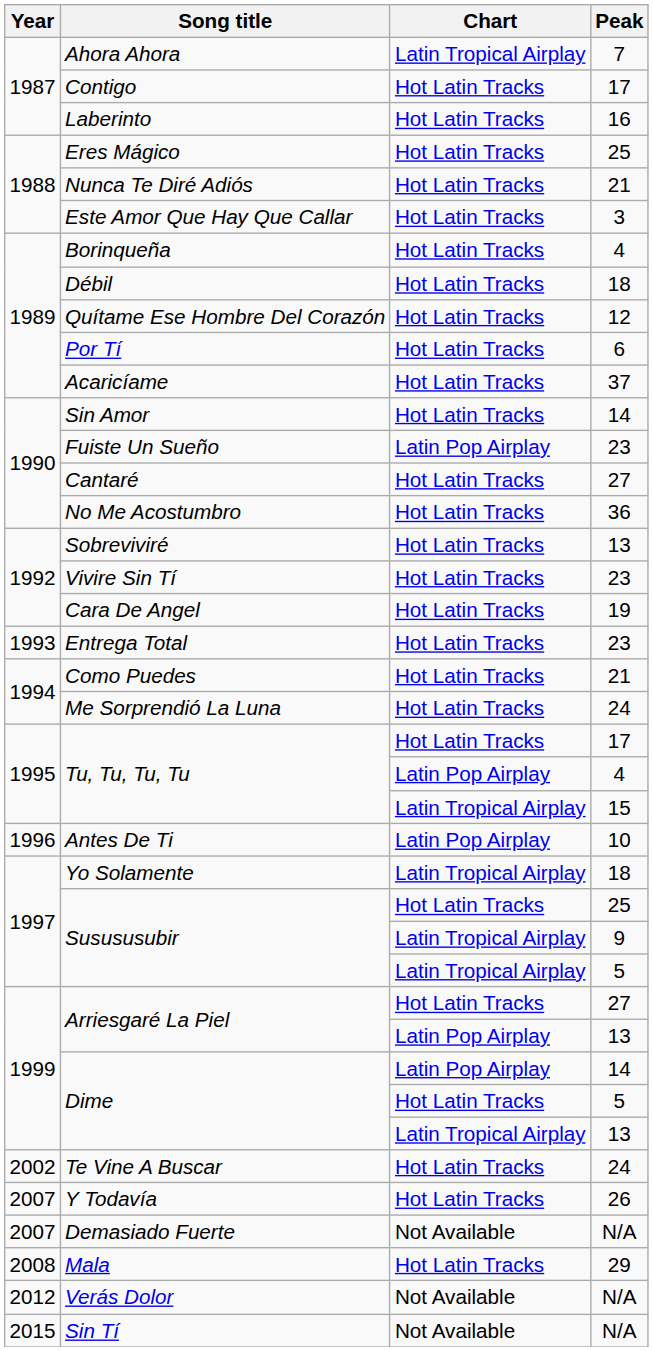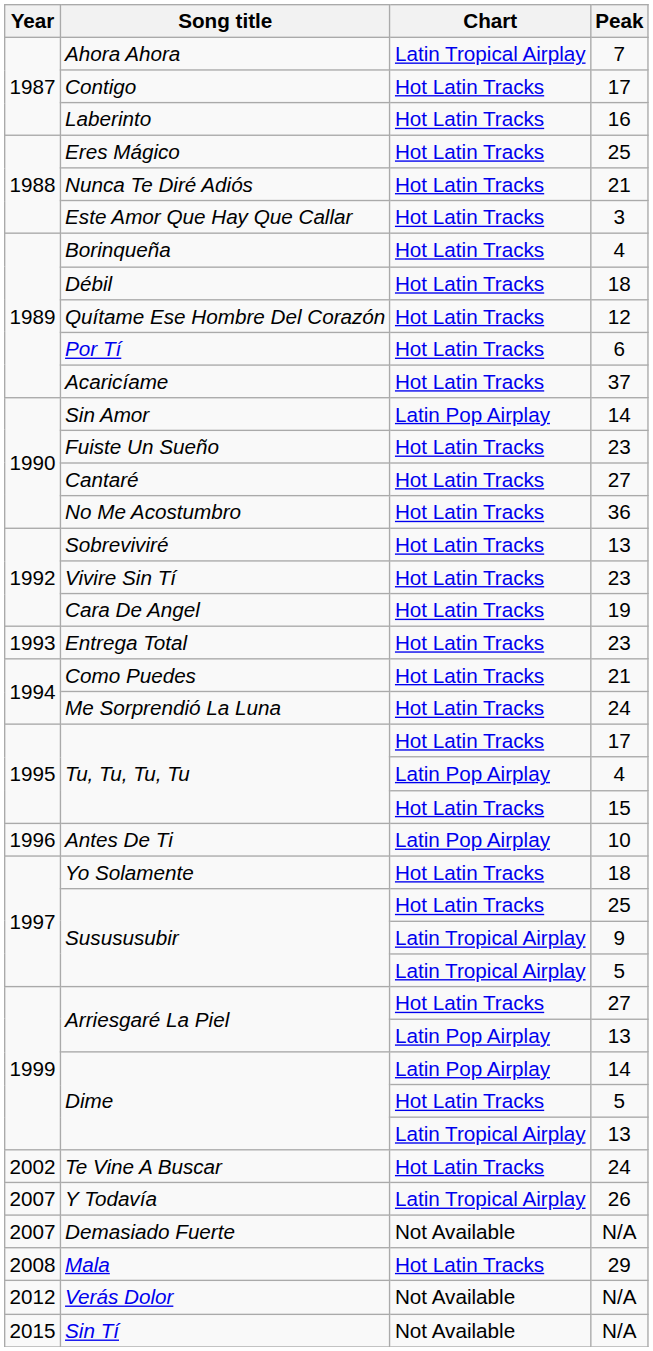(470, 414) Hot Latin Tracks -> (472, 414) Latin Pop Airplay
(472, 447) Latin Pop Airplay -> (470, 447) Hot Latin Tracks
(490, 807) Latin Tropical Airplay -> (470, 807) Hot Latin Tracks
(490, 872) Latin Tropical Airplay -> (470, 872) Hot Latin Tracks
(470, 1199) Hot Latin Tracks -> (490, 1199) Latin Tropical Airplay
